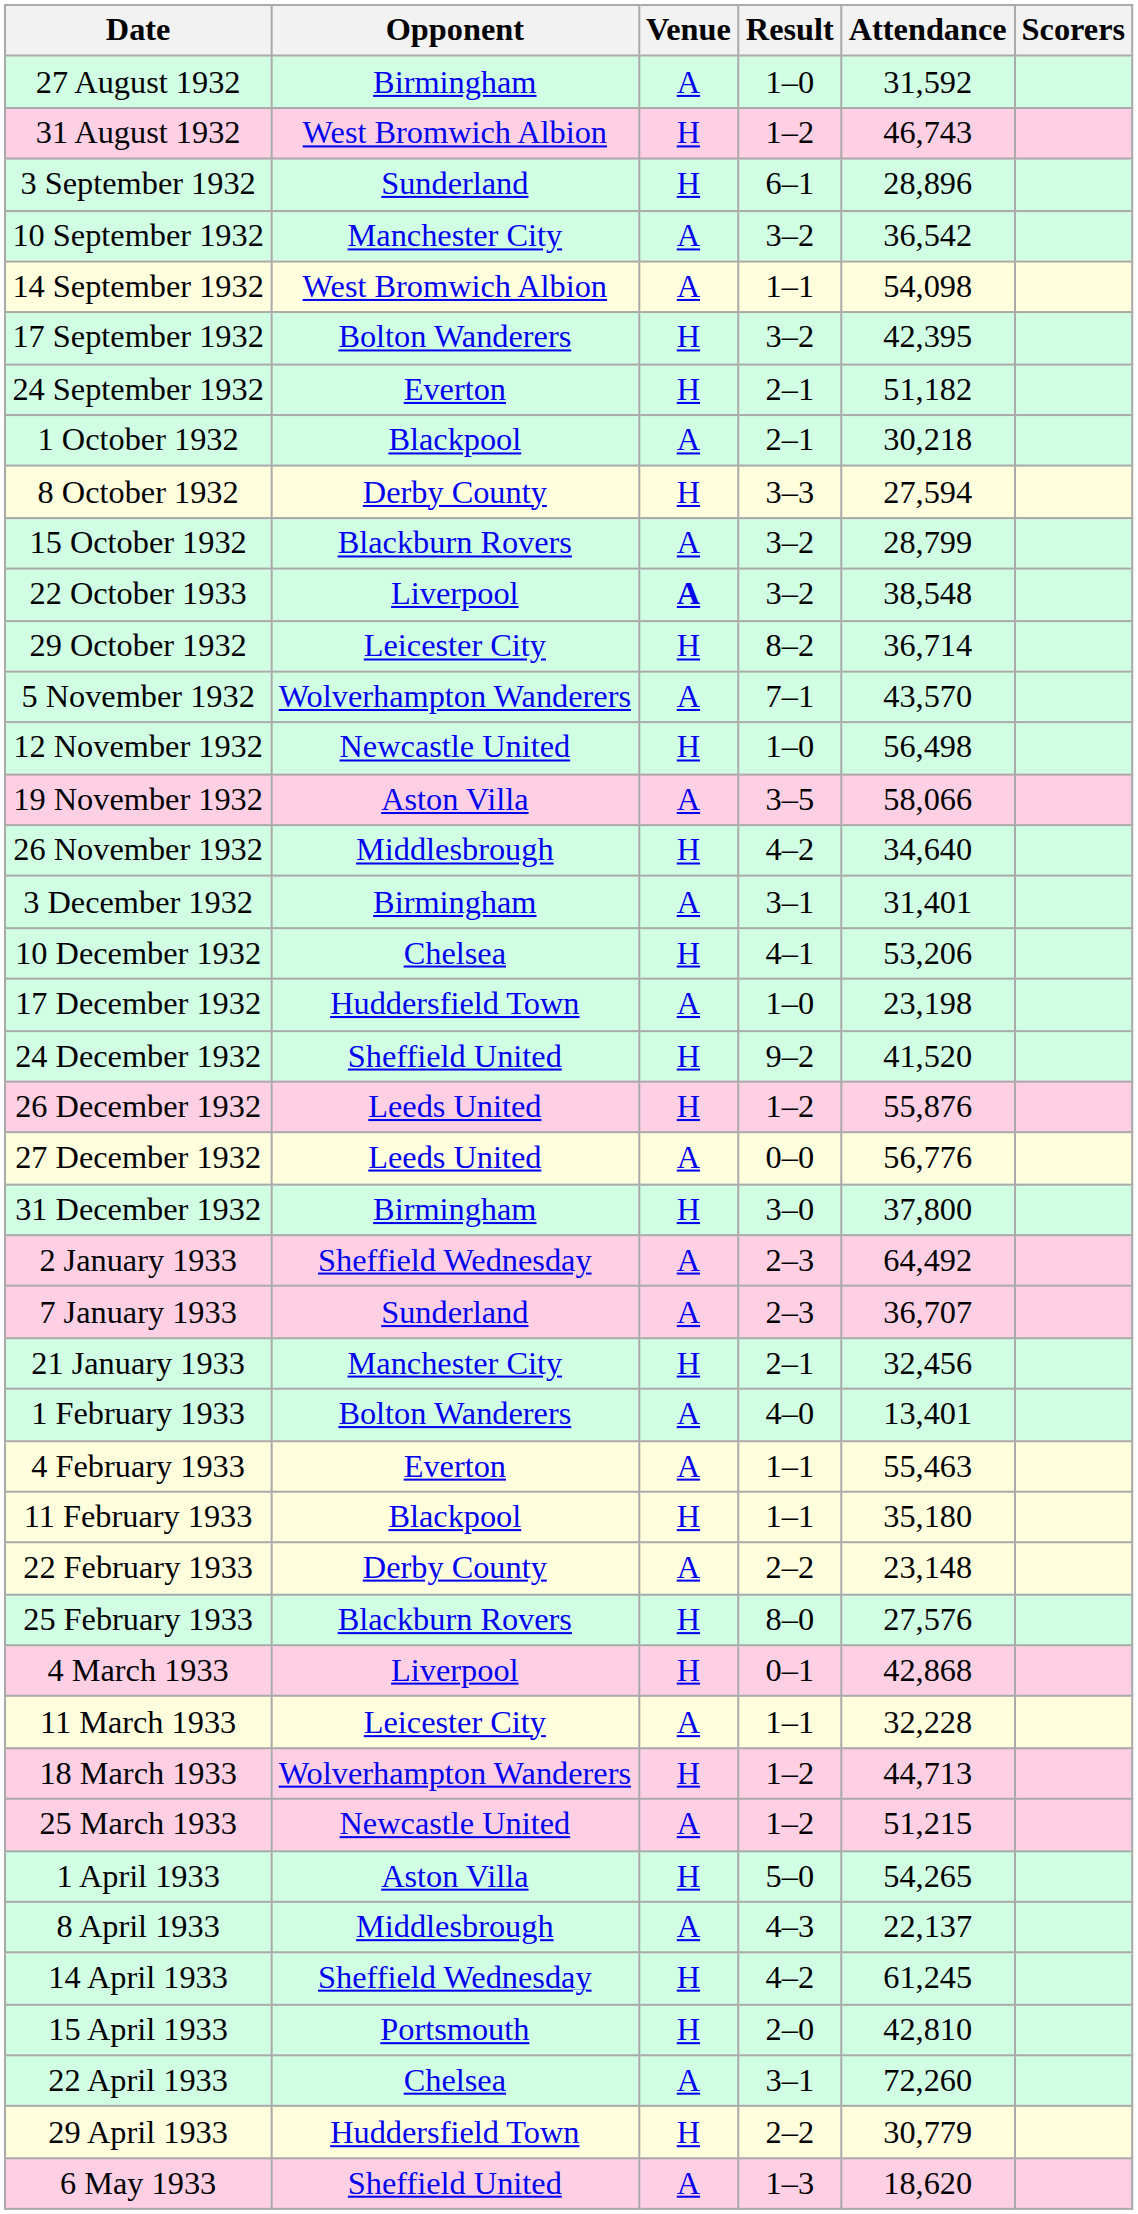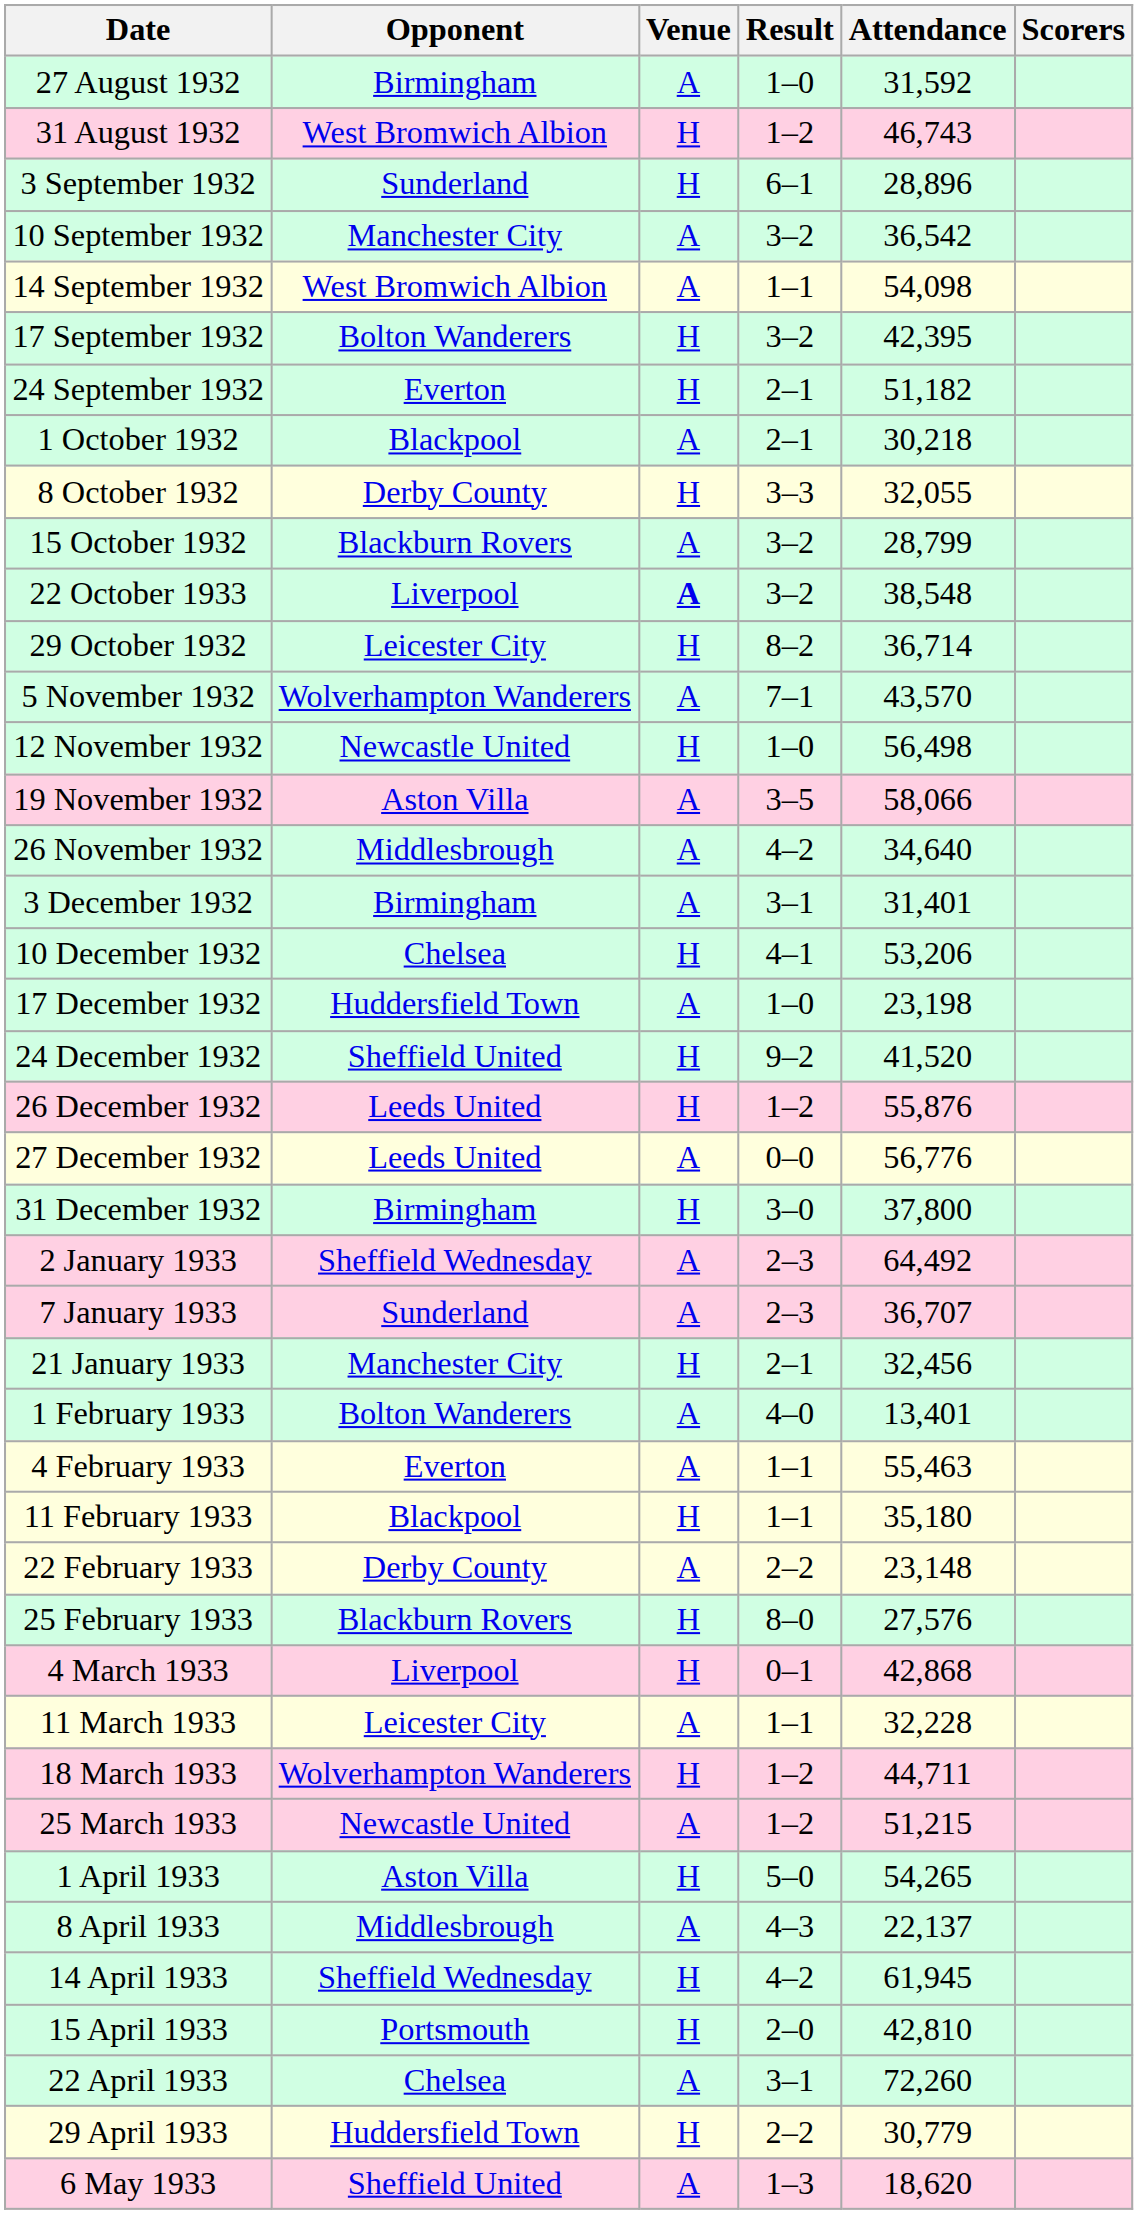(928, 491) 27,594 -> (928, 491) 32,055
(688, 850) H -> (688, 850) A
(928, 1772) 44,713 -> (928, 1772) 44,711
(928, 1977) 61,245 -> (928, 1977) 61,945
